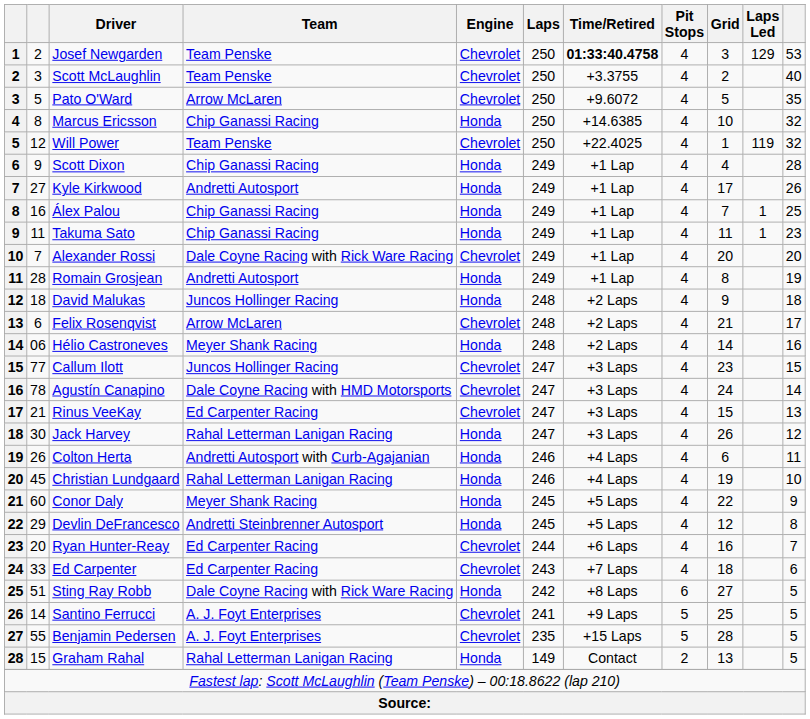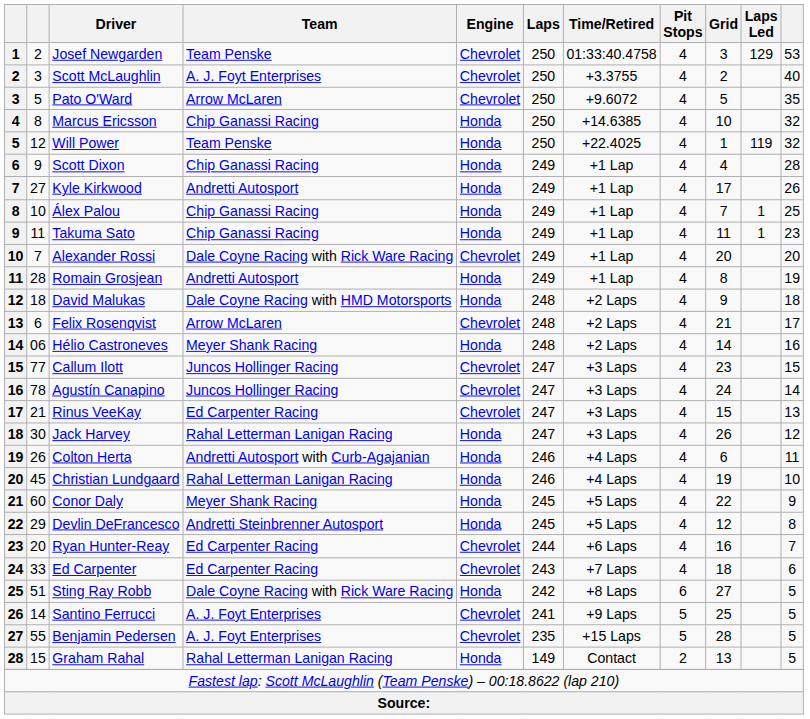(612, 54) bold -> (612, 54) normal
(229, 76) Team Penske -> (254, 76) A. J. Foyt Enterprises
(490, 144) Chevrolet -> (481, 144) Honda
(38, 211) 16 -> (38, 211) 10
(262, 300) Juncos Hollinger Racing -> (319, 300) Dale Coyne Racing with HMD Motorsports
(319, 390) Dale Coyne Racing with HMD Motorsports -> (262, 390) Juncos Hollinger Racing
